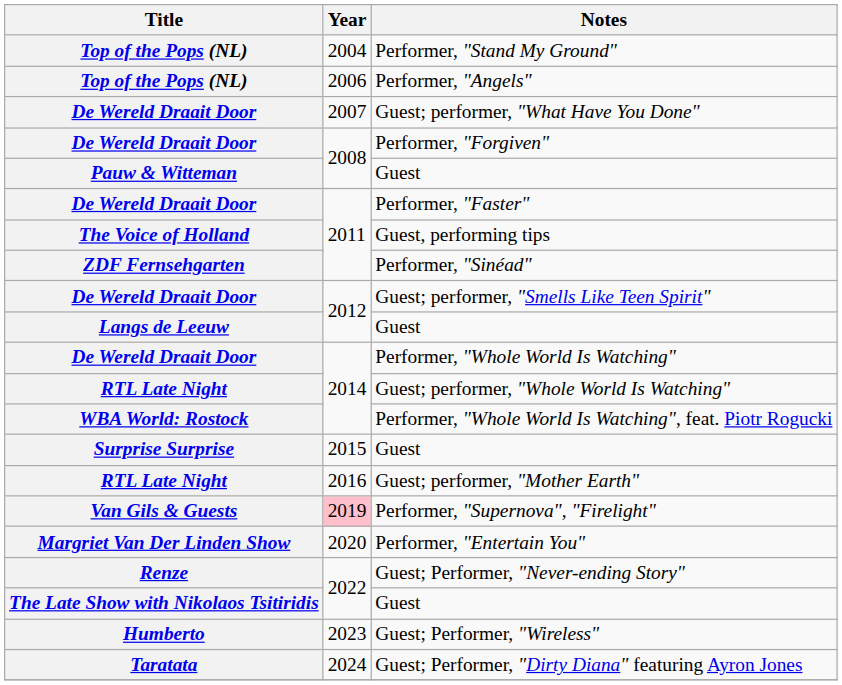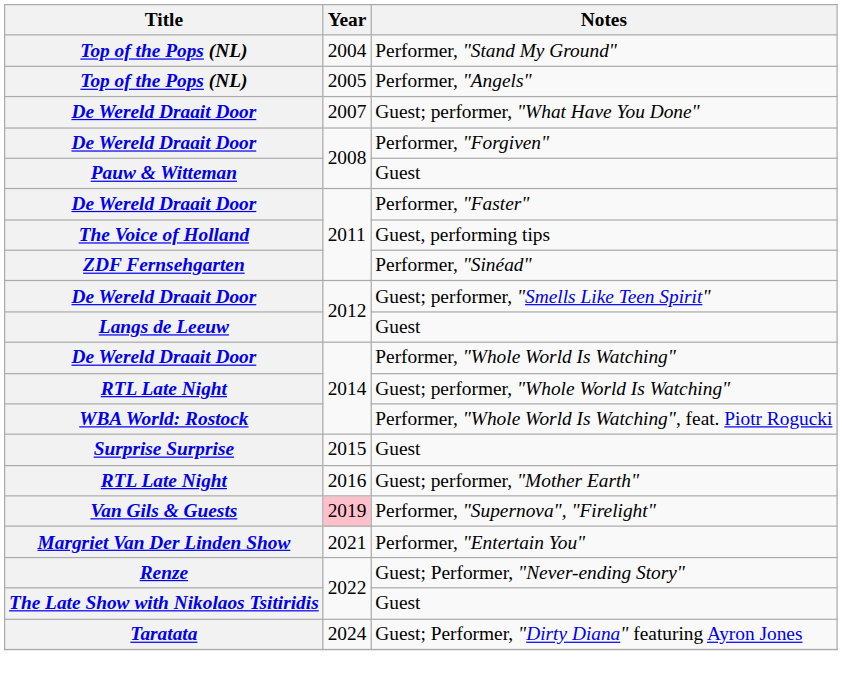(347, 81) 2006 -> (347, 81) 2005
(347, 541) 2020 -> (347, 541) 2021
- row: (164, 633)
